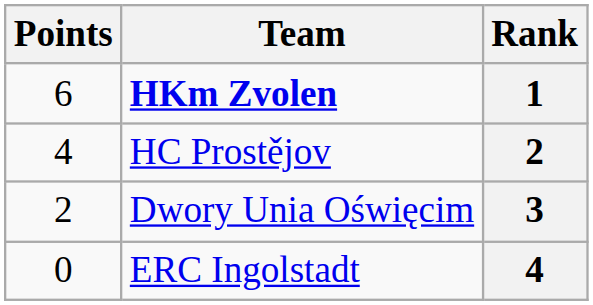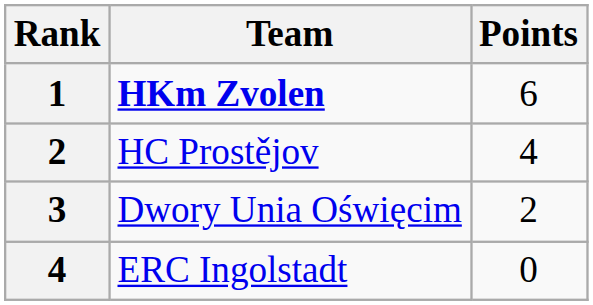columns swapped: (535, 33) <-> (63, 33)
